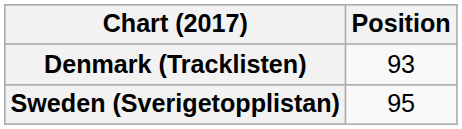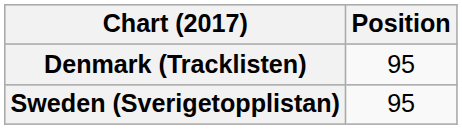(401, 64) 93 -> (401, 64) 95
